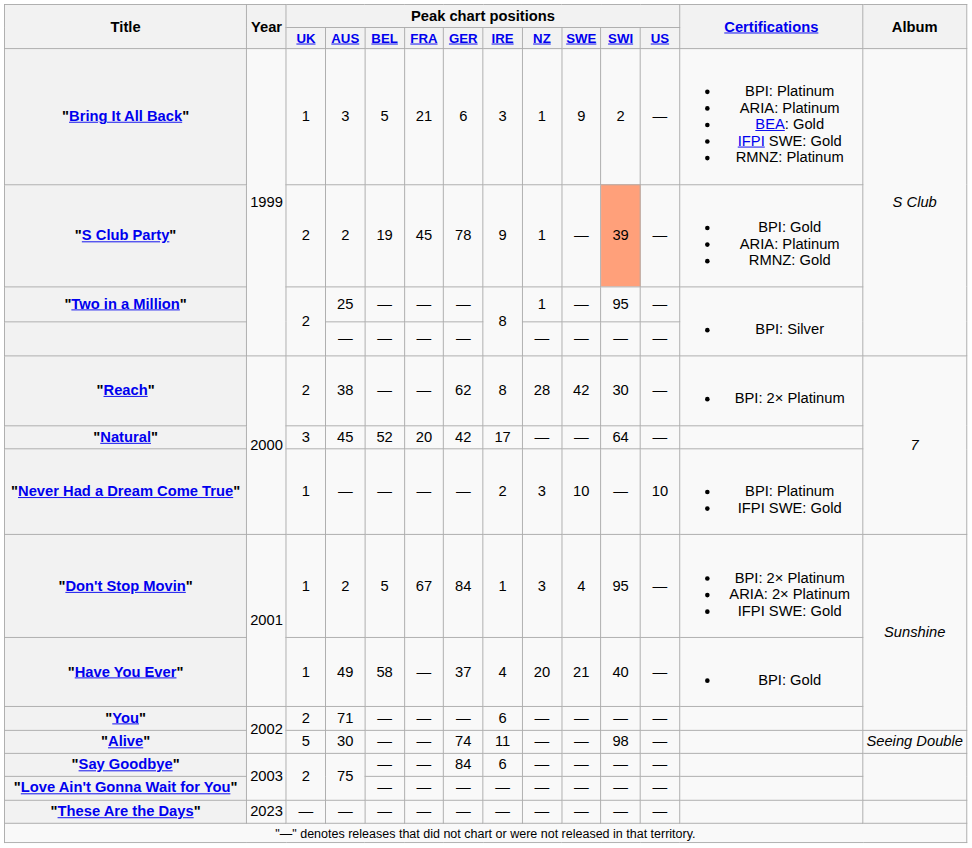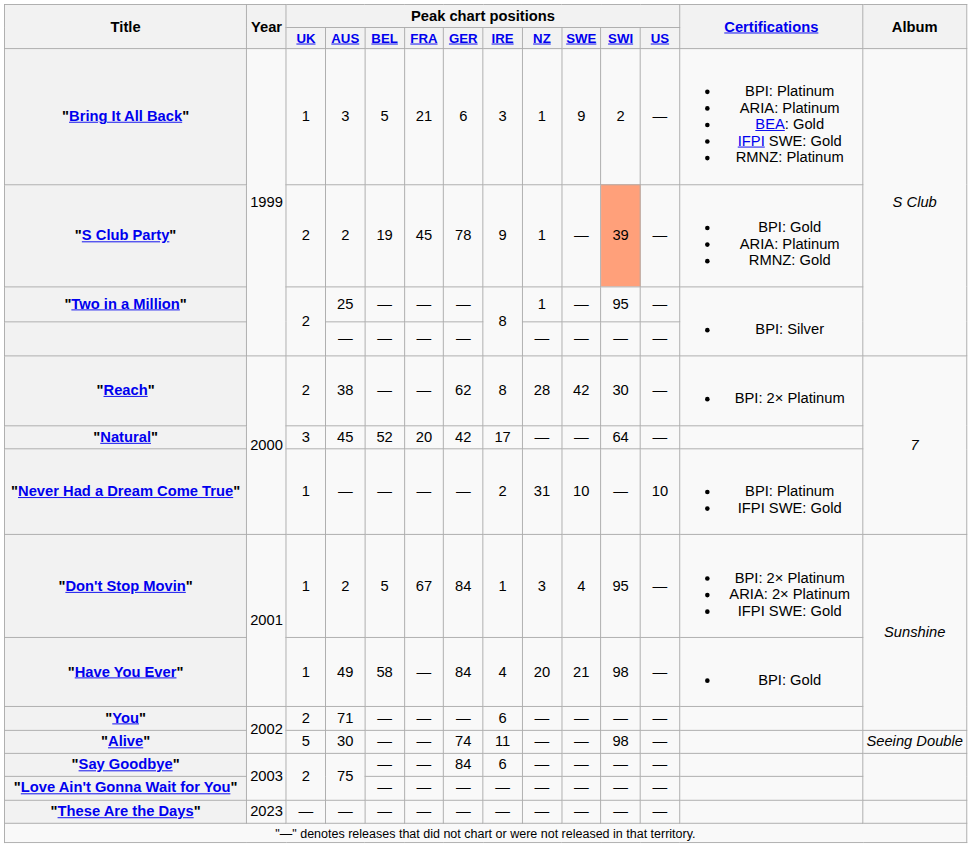(542, 491) 3 -> (542, 491) 31
(463, 671) 37 -> (463, 671) 84
(621, 671) 40 -> (621, 671) 98
